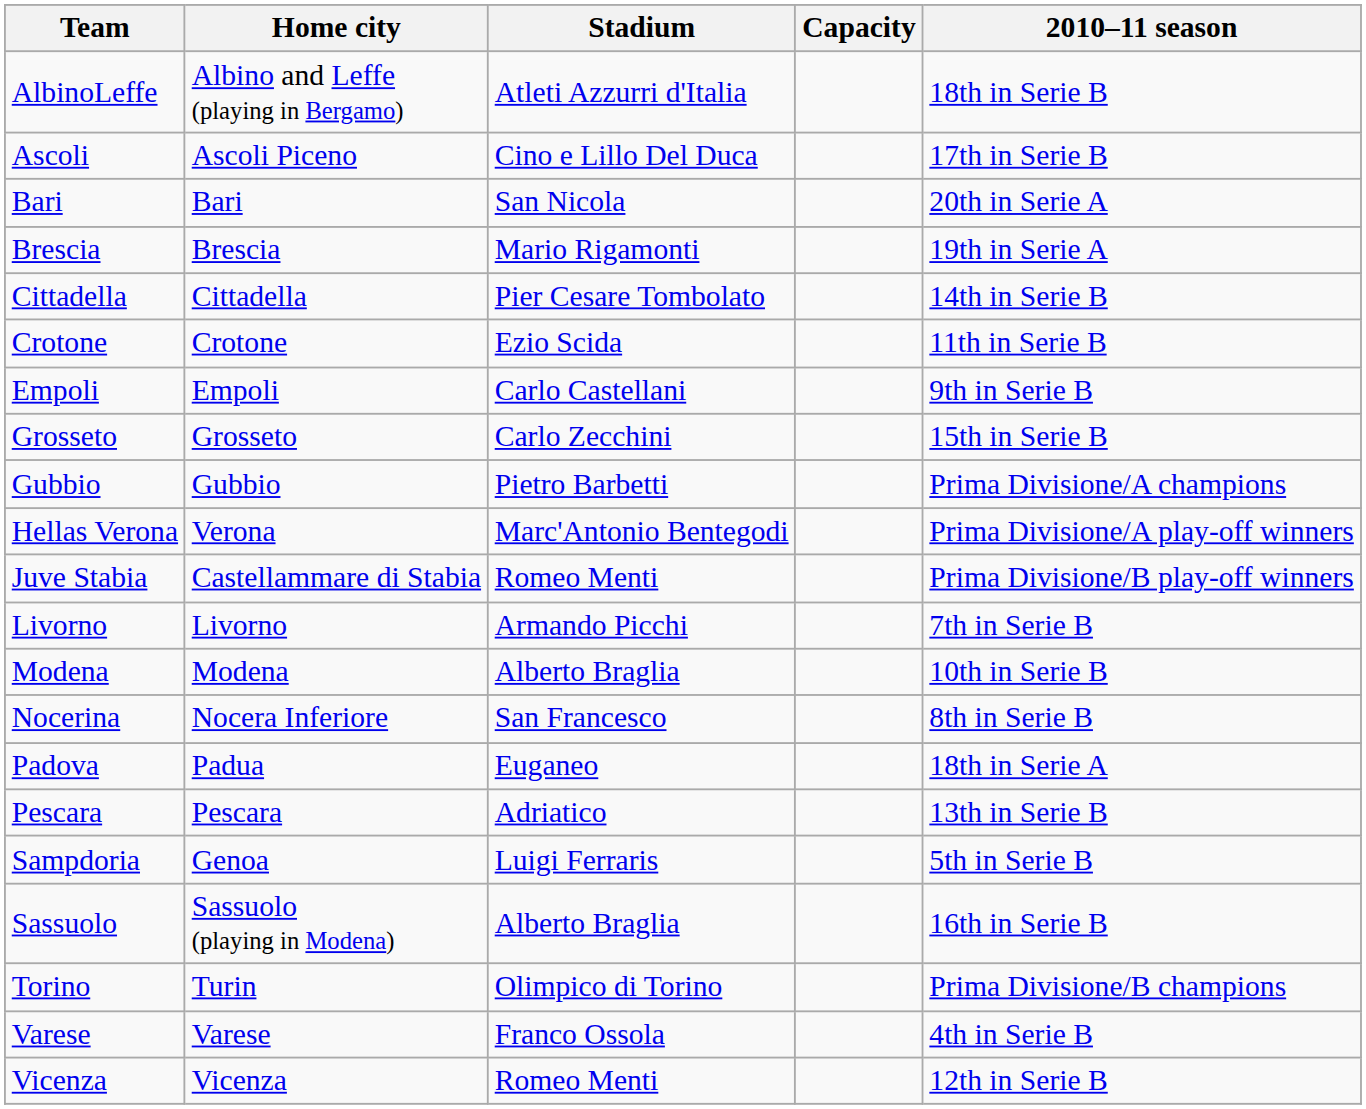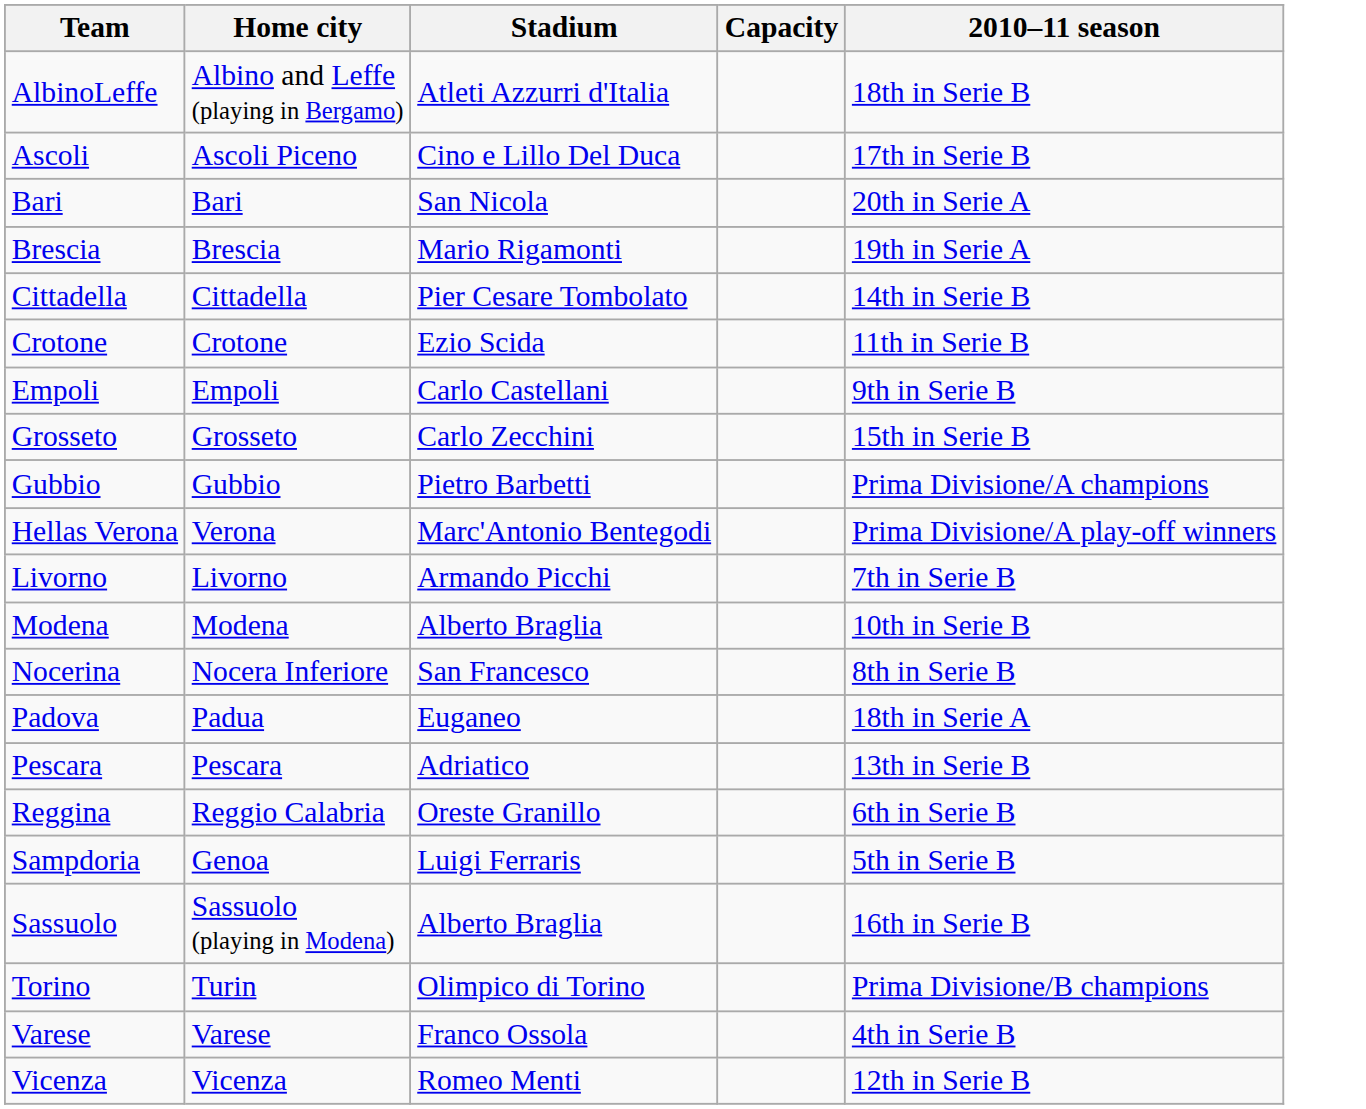- row: (80, 577)
+ row: (61, 812)
